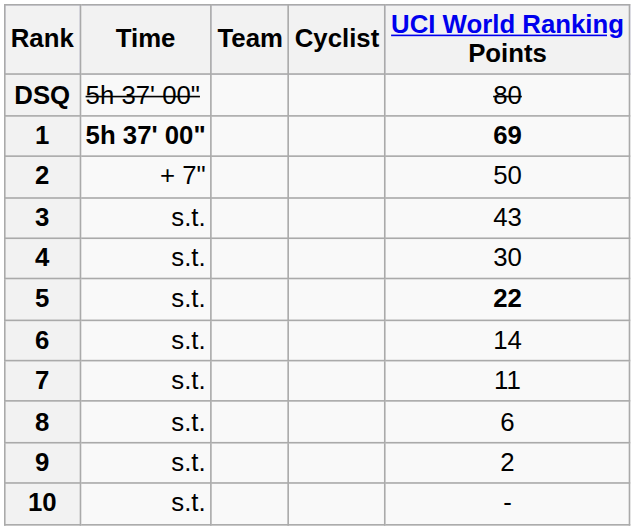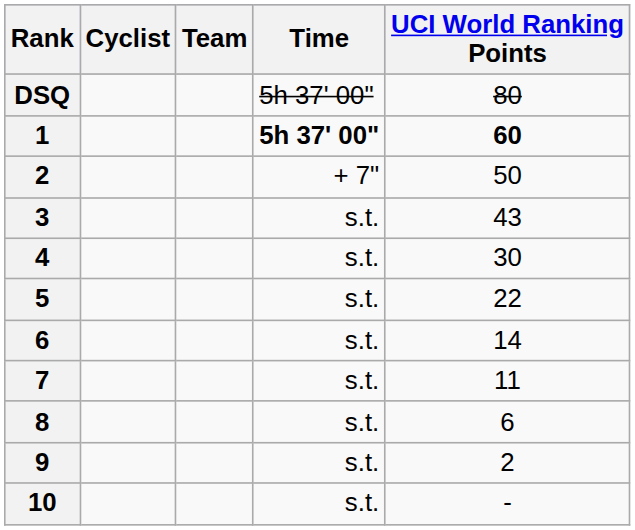columns swapped: (337, 39) <-> (146, 39)
(507, 135) 69 -> (507, 135) 60
(507, 299) bold -> (507, 299) normal
